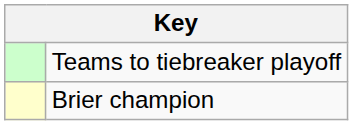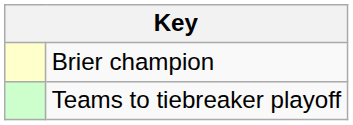rows swapped: (133, 100) <-> (196, 61)
